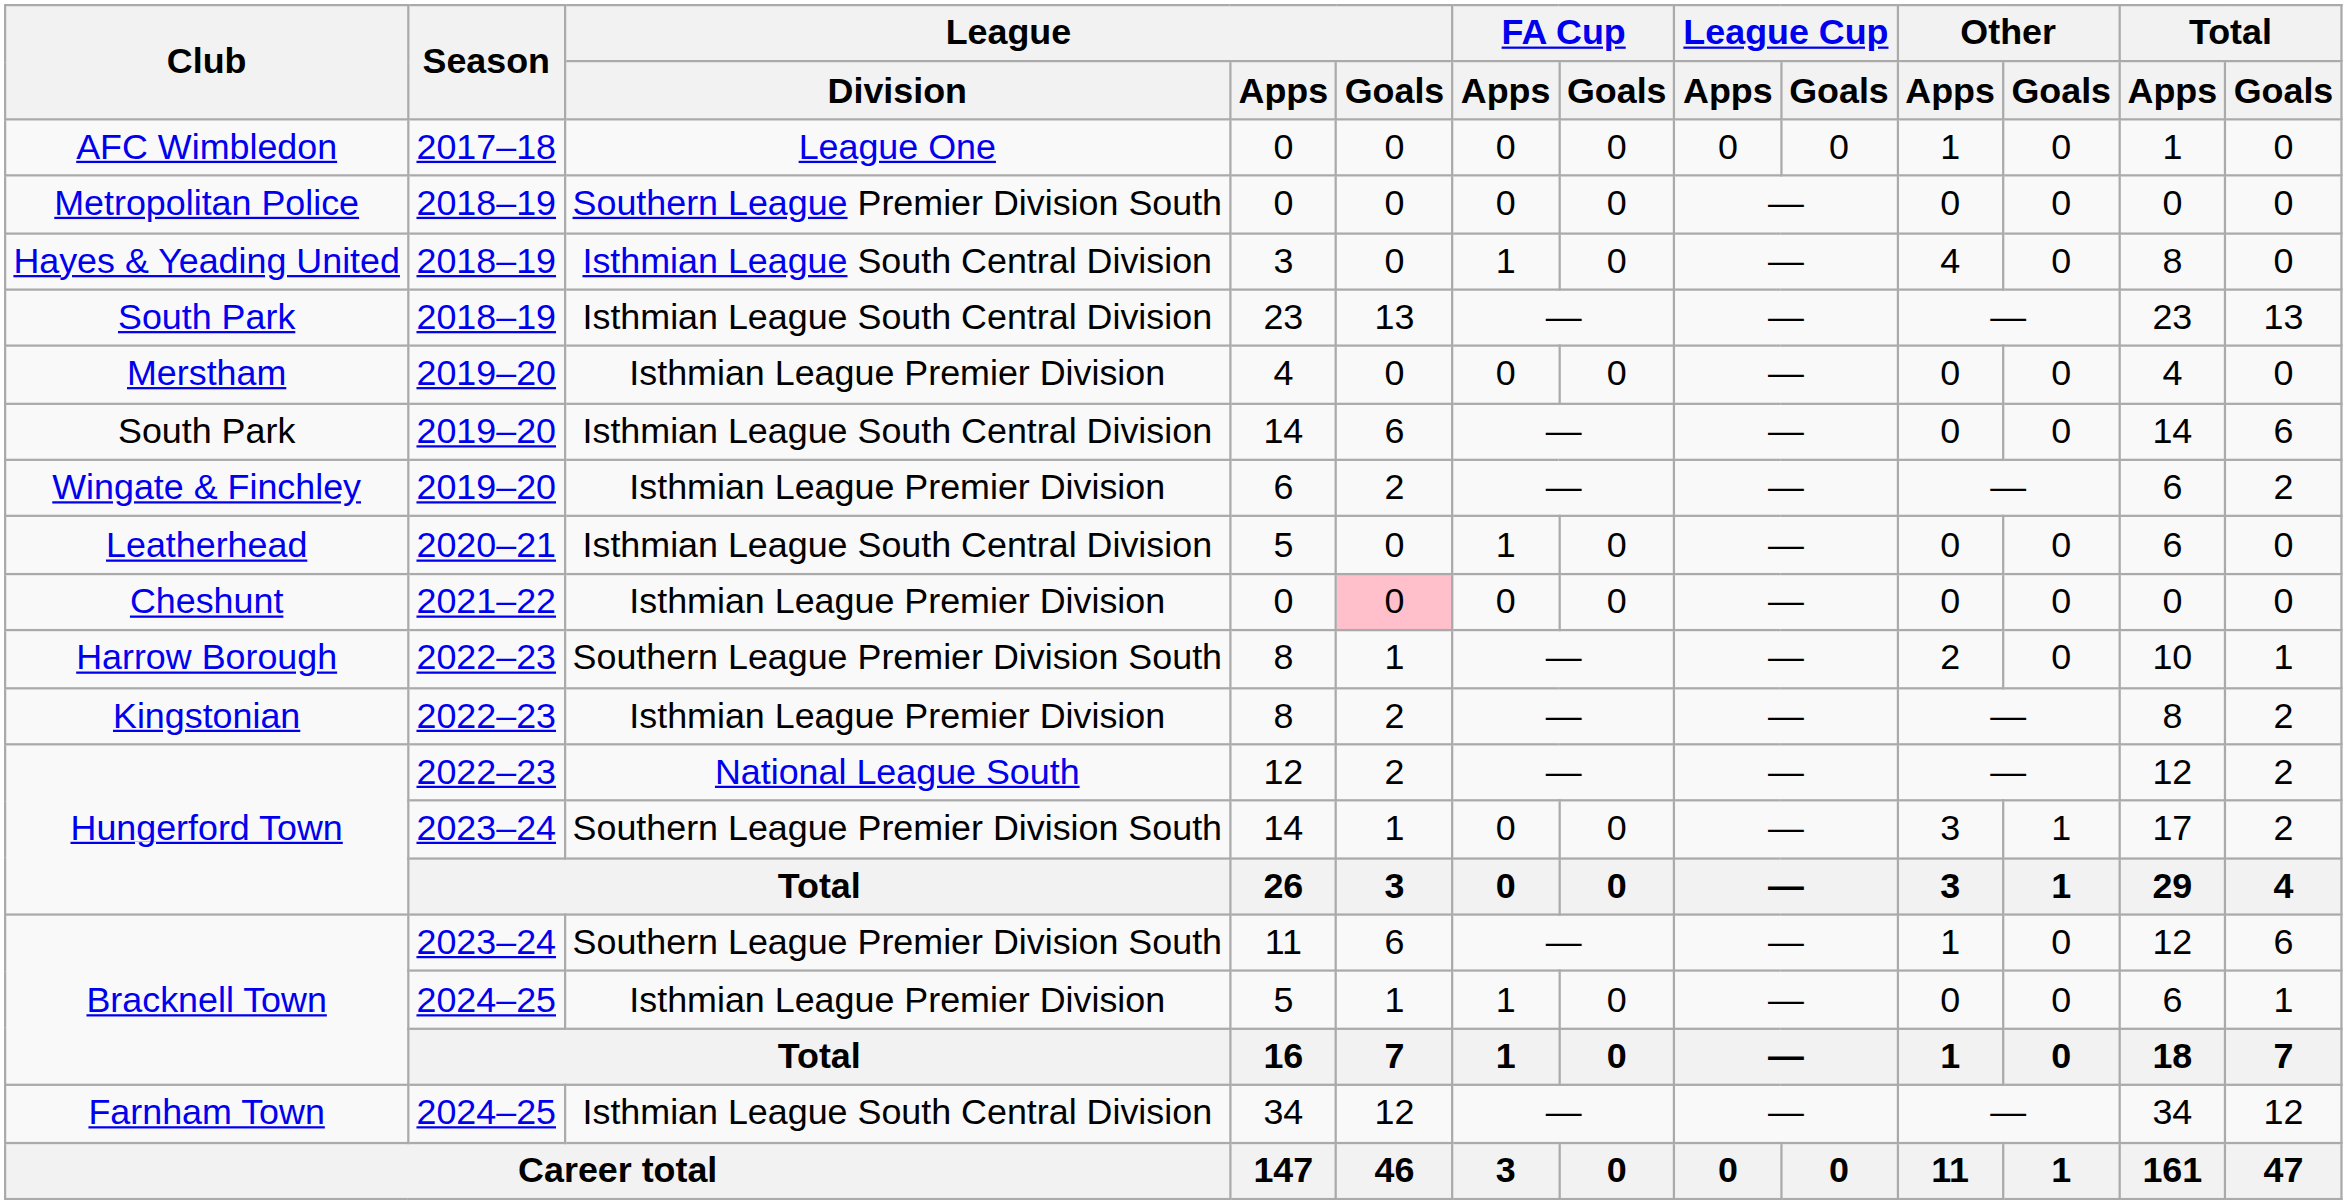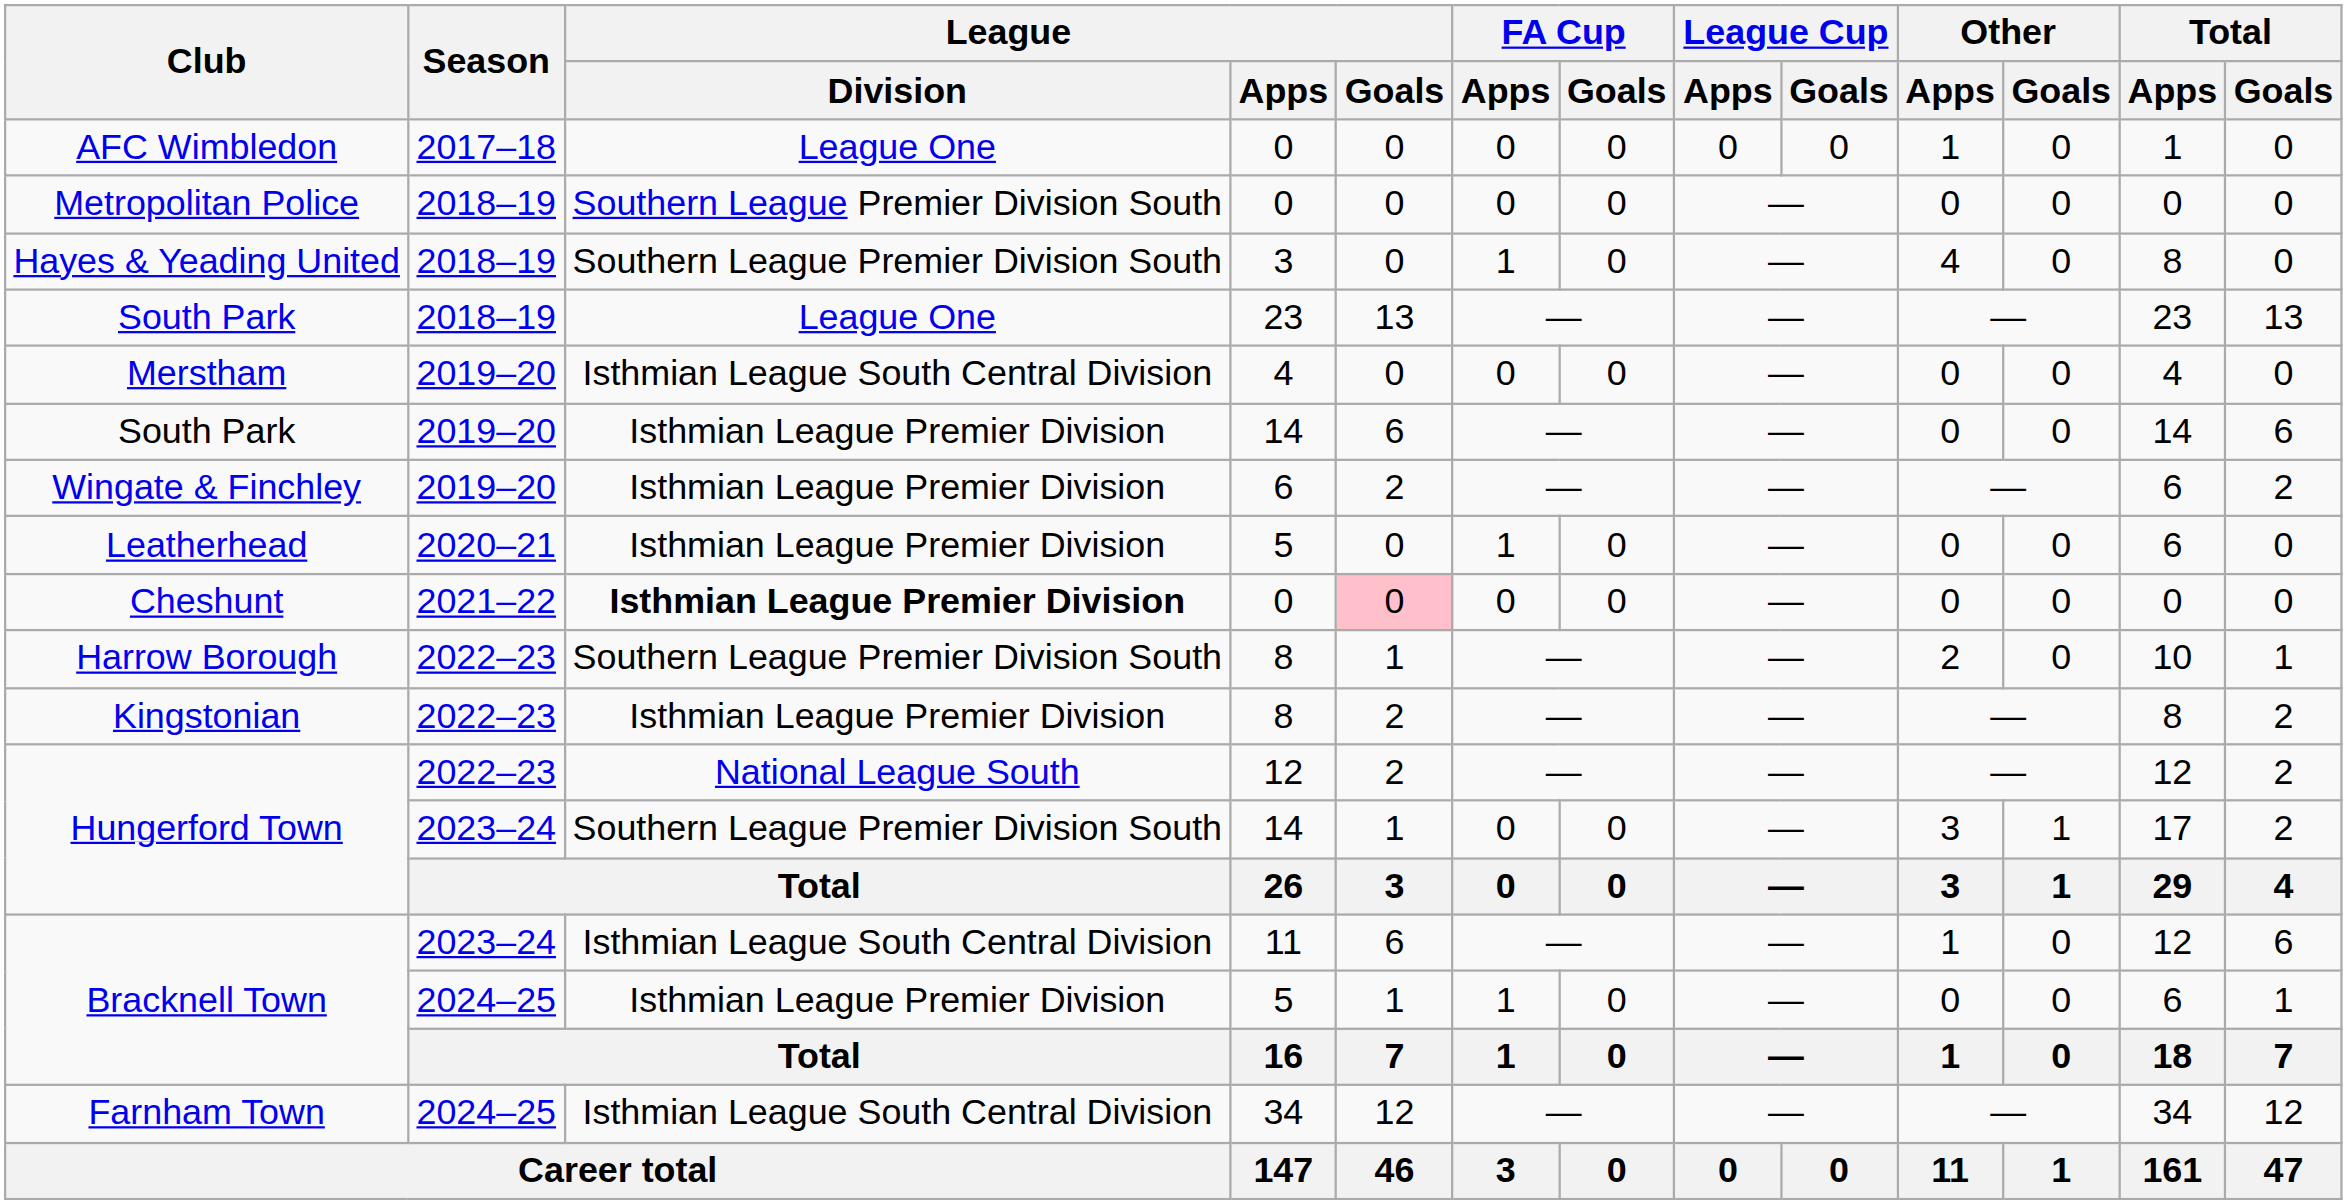(897, 260) Isthmian League South Central Division -> (897, 260) Southern League Premier Division South
(897, 317) Isthmian League South Central Division -> (897, 317) League One
(897, 373) Isthmian League Premier Division -> (897, 373) Isthmian League South Central Division
(897, 430) Isthmian League South Central Division -> (897, 430) Isthmian League Premier Division
(897, 544) Isthmian League South Central Division -> (897, 544) Isthmian League Premier Division
(897, 601) normal -> (897, 601) bold
(897, 942) Southern League Premier Division South -> (897, 942) Isthmian League South Central Division
